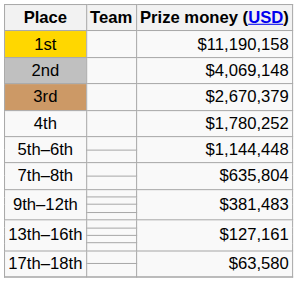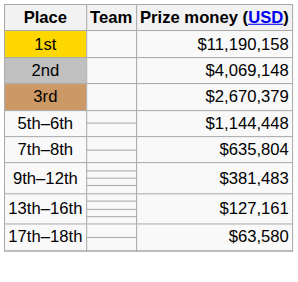- row: (45, 123)
